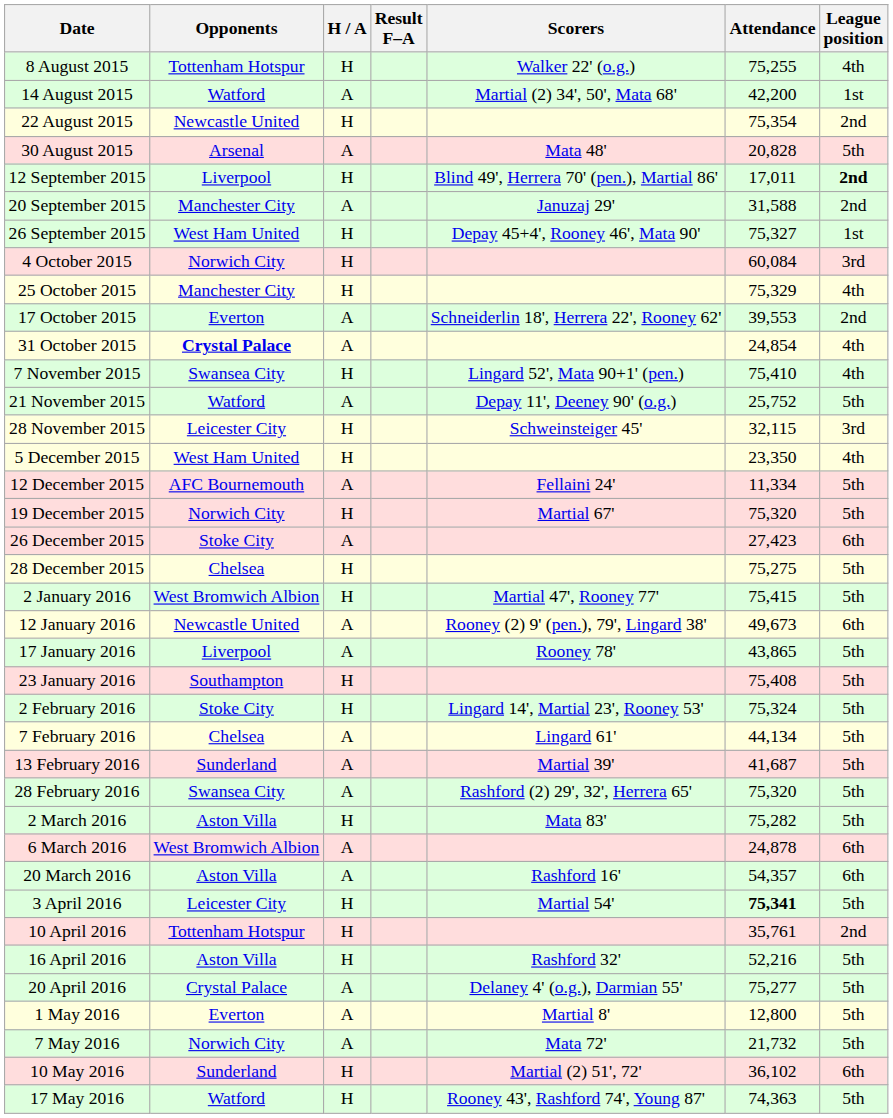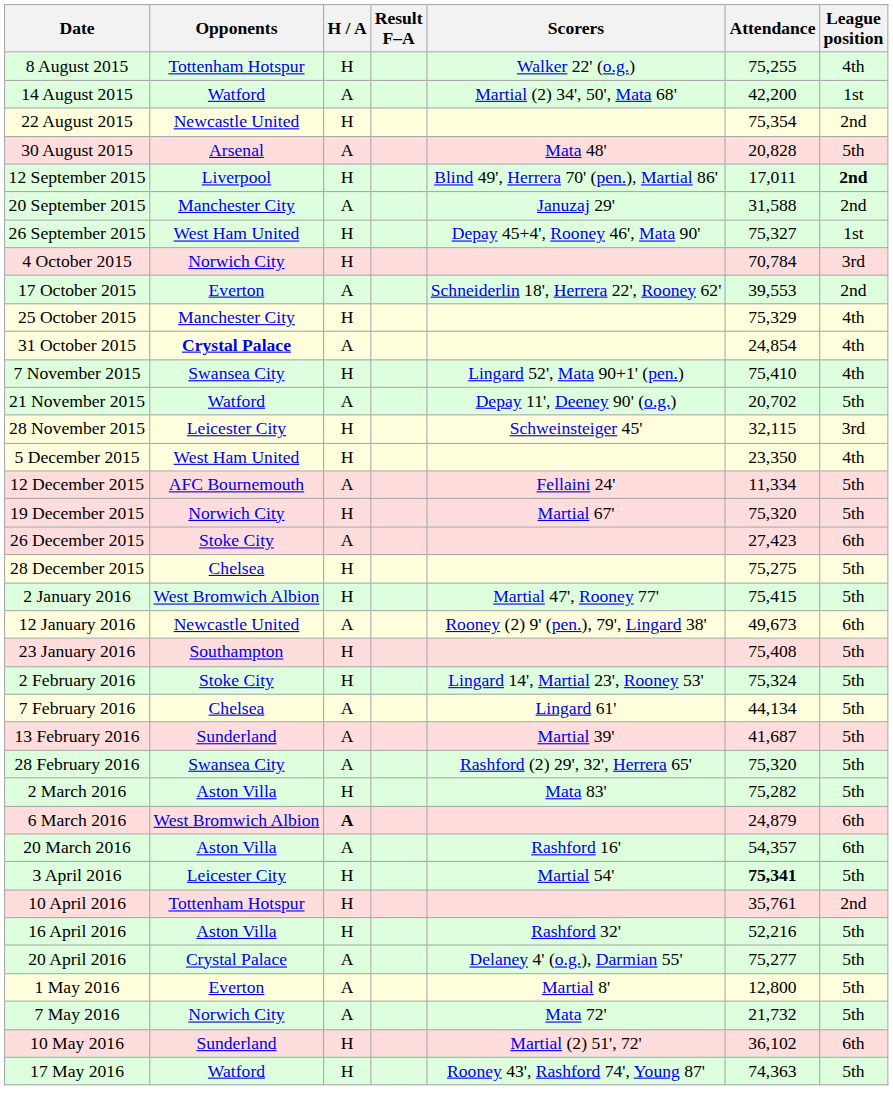(772, 261) 60,084 -> (772, 261) 70,784
rows swapped: (77, 317) <-> (77, 289)
(772, 401) 25,752 -> (772, 401) 20,702
- row: (77, 652)
(347, 847) normal -> (347, 819) bold
(772, 847) 24,878 -> (772, 819) 24,879
